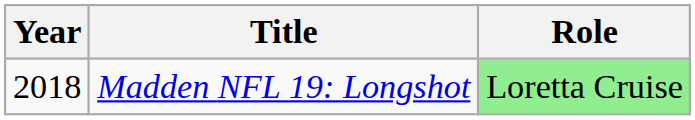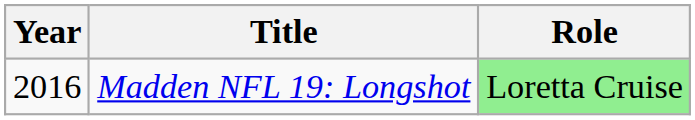(47, 85) 2018 -> (47, 85) 2016
